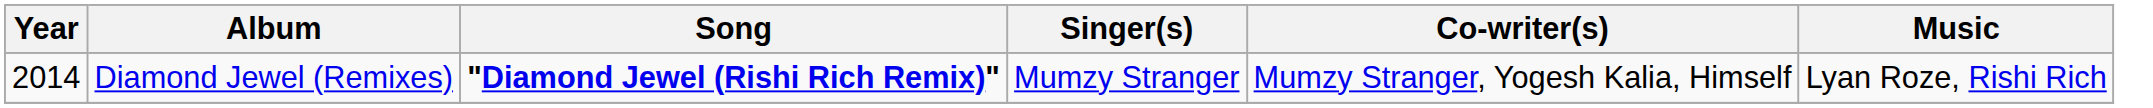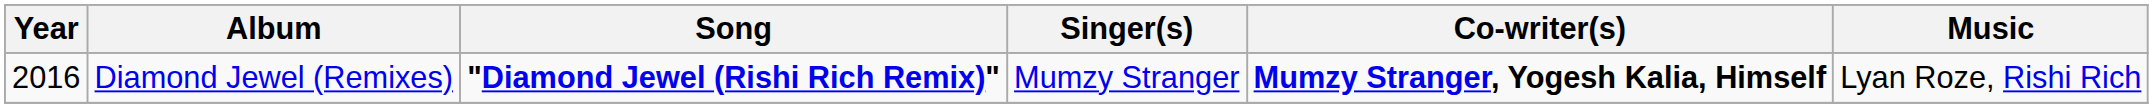(46, 77) 2014 -> (46, 77) 2016
(1523, 77) normal -> (1540, 77) bold
